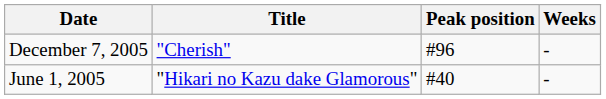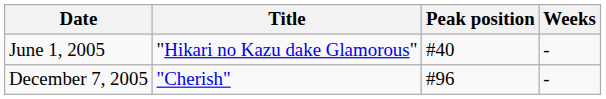rows swapped: (57, 79) <-> (78, 49)
